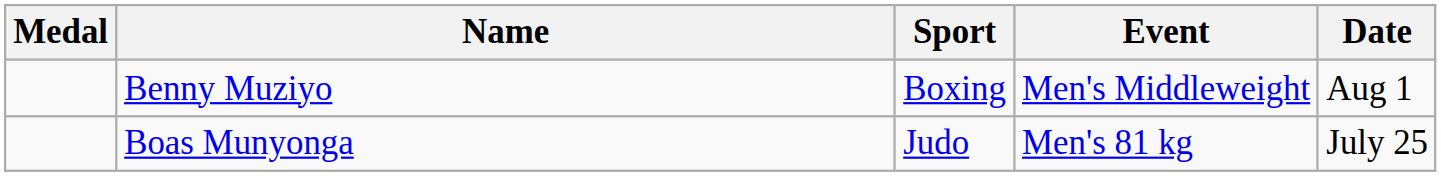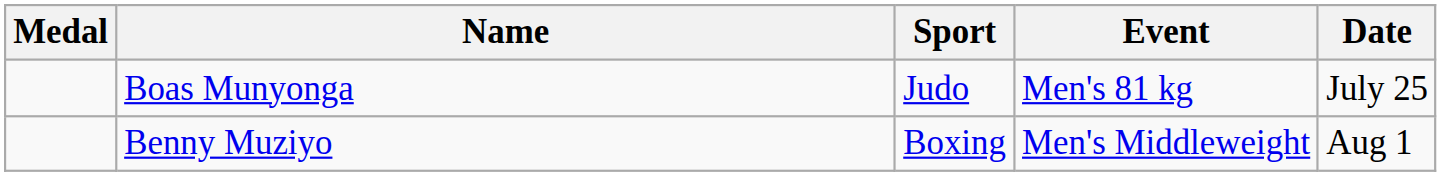rows swapped: (239, 142) <-> (228, 87)
